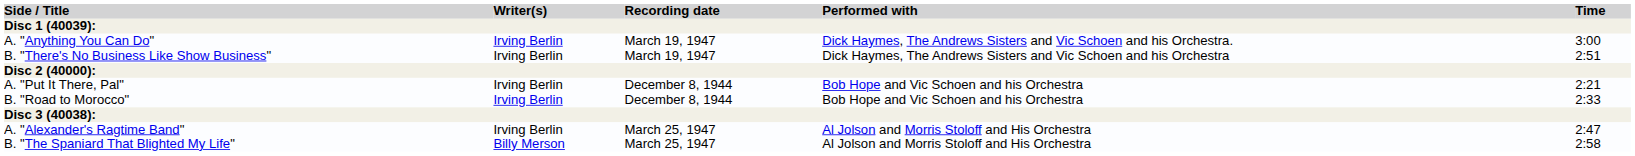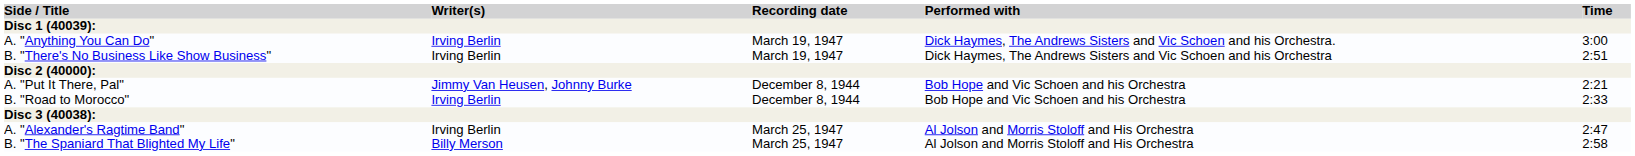(528, 85) Irving Berlin -> (532, 85) Jimmy Van Heusen, Johnny Burke
